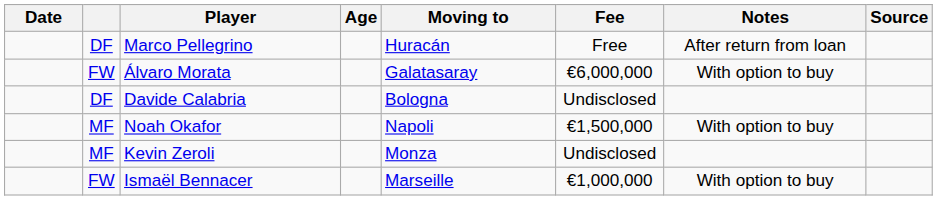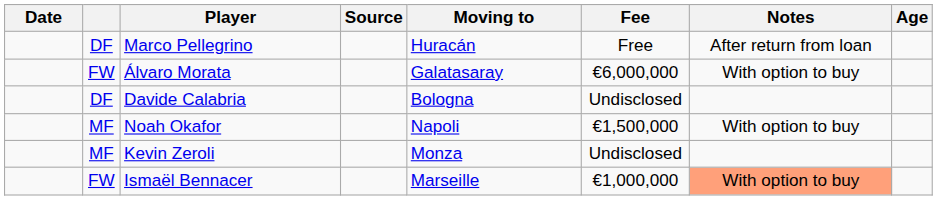columns swapped: (361, 18) <-> (899, 18)
(765, 180) no background -> (791, 180) lightsalmon background
